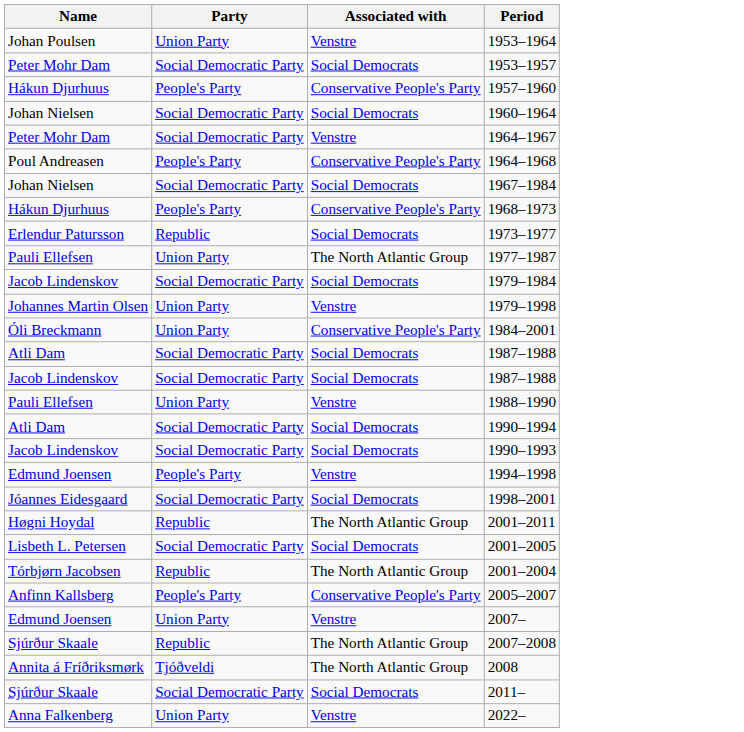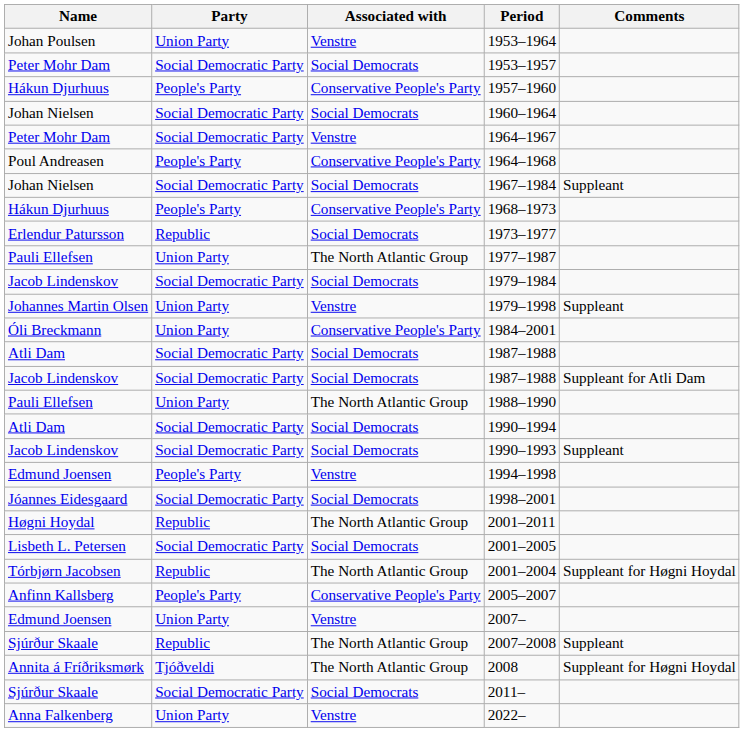+ column: (649, 16)
(334, 402) Venstre -> (389, 402) The North Atlantic Group
